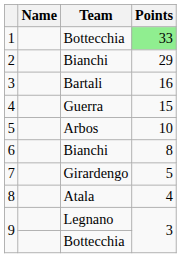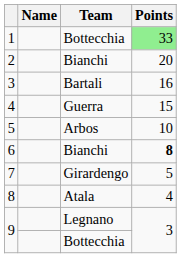(166, 60) 29 -> (166, 60) 20
(169, 151) normal -> (169, 151) bold
